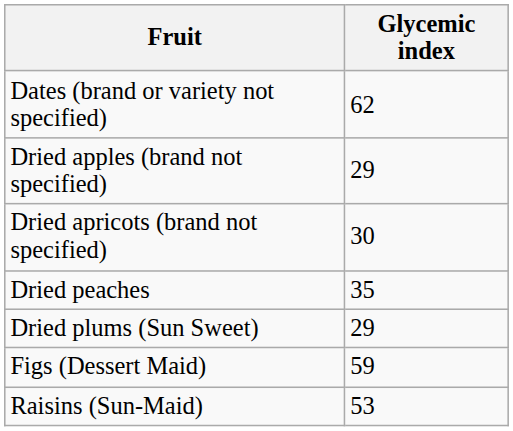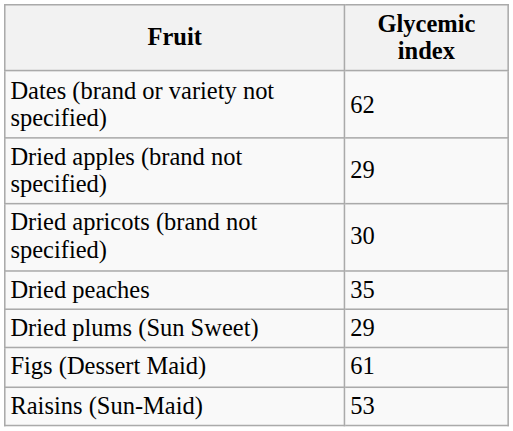(362, 367) 59 -> (362, 367) 61
